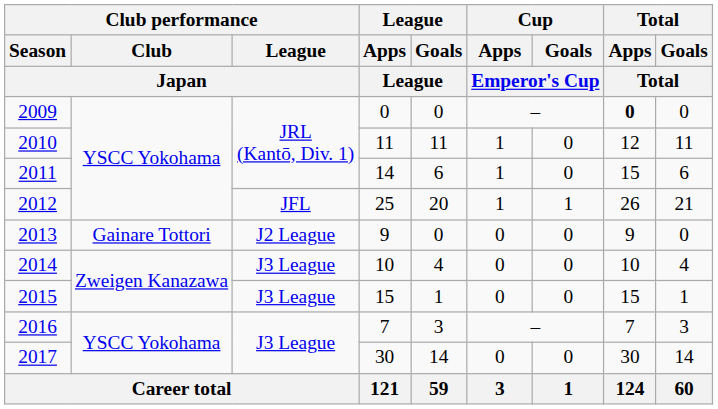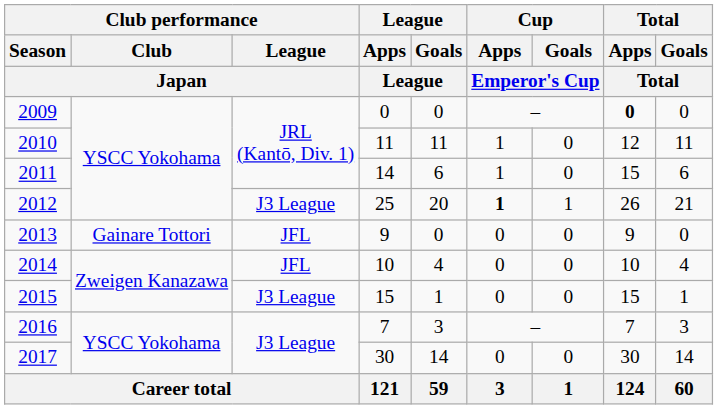(296, 204) JFL -> (296, 204) J3 League
(500, 204) normal -> (500, 204) bold
(296, 234) J2 League -> (296, 234) JFL
(296, 265) J3 League -> (296, 265) JFL
